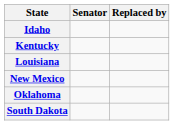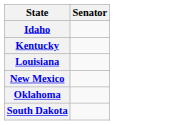- column: (139, 12)
